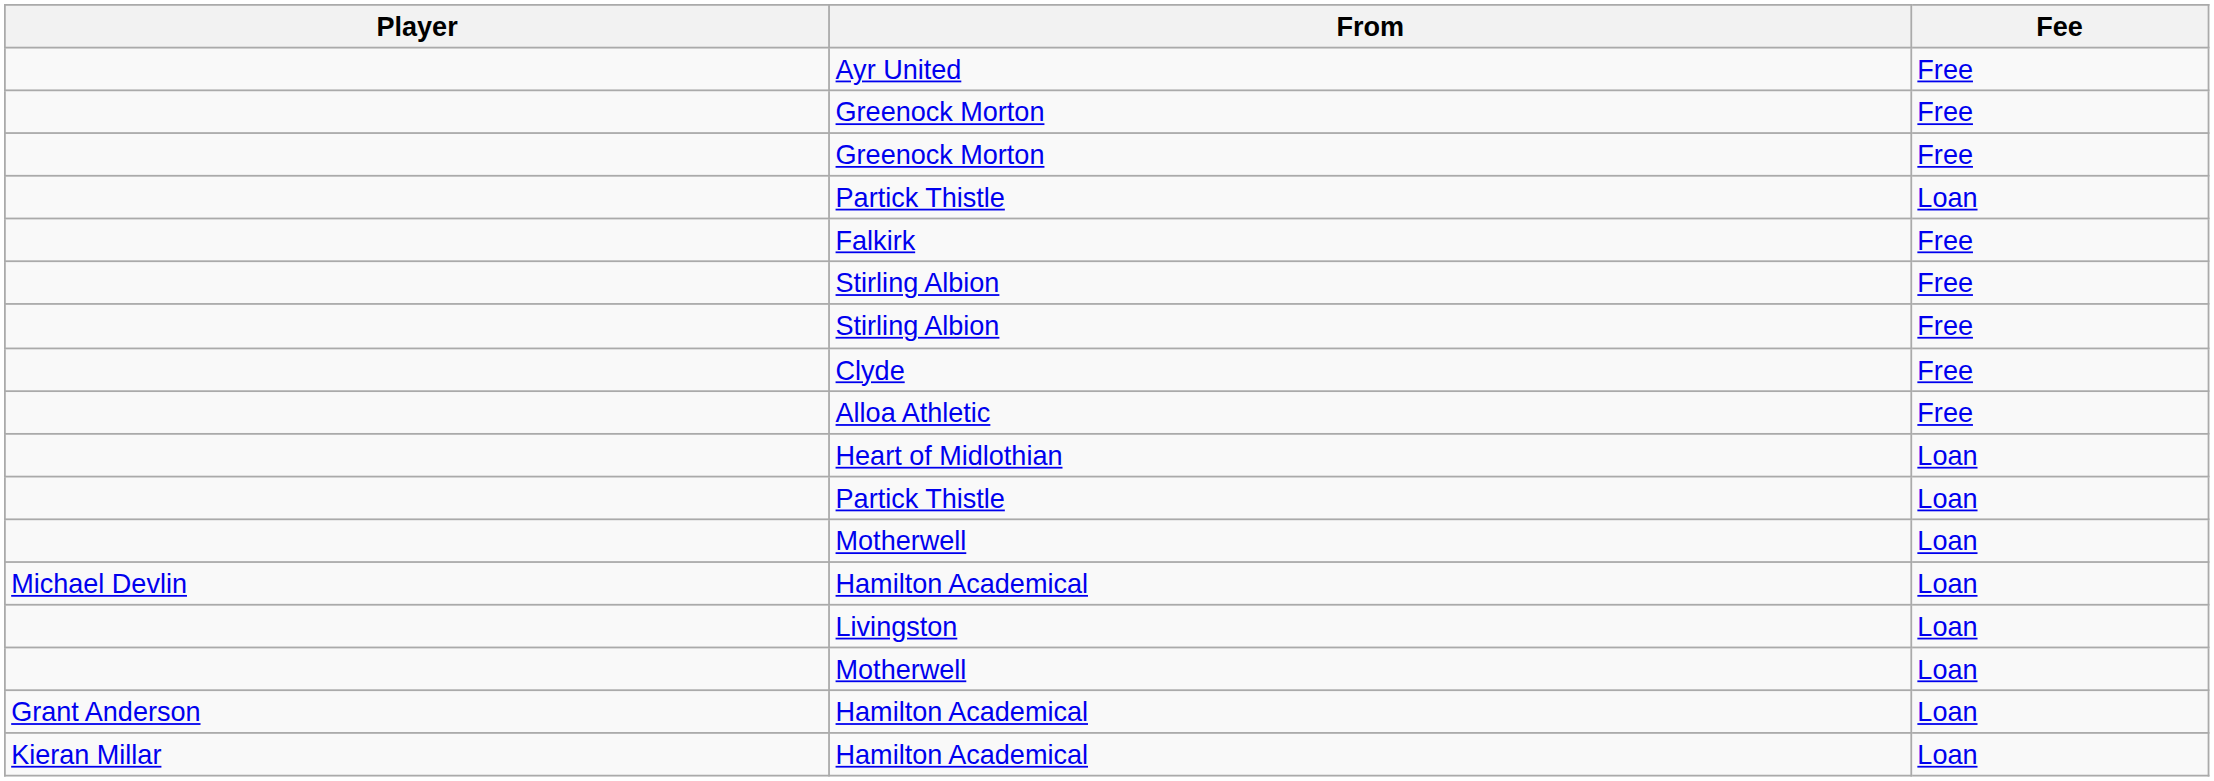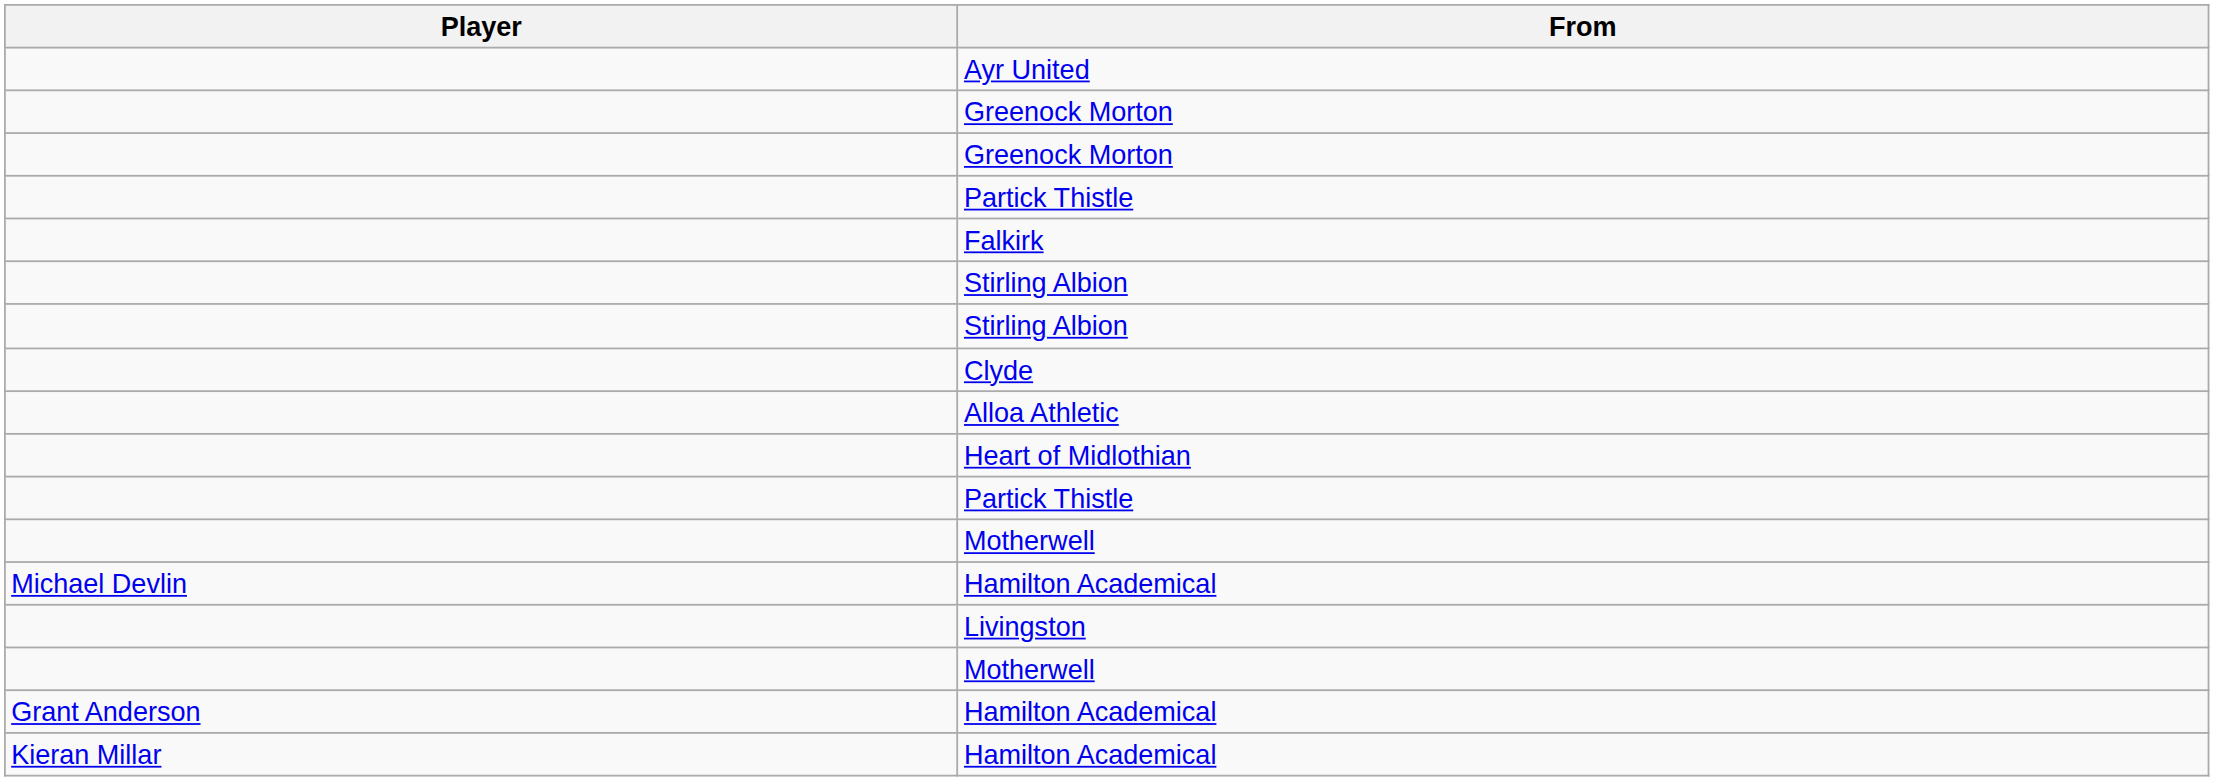- column: (2060, 26)
